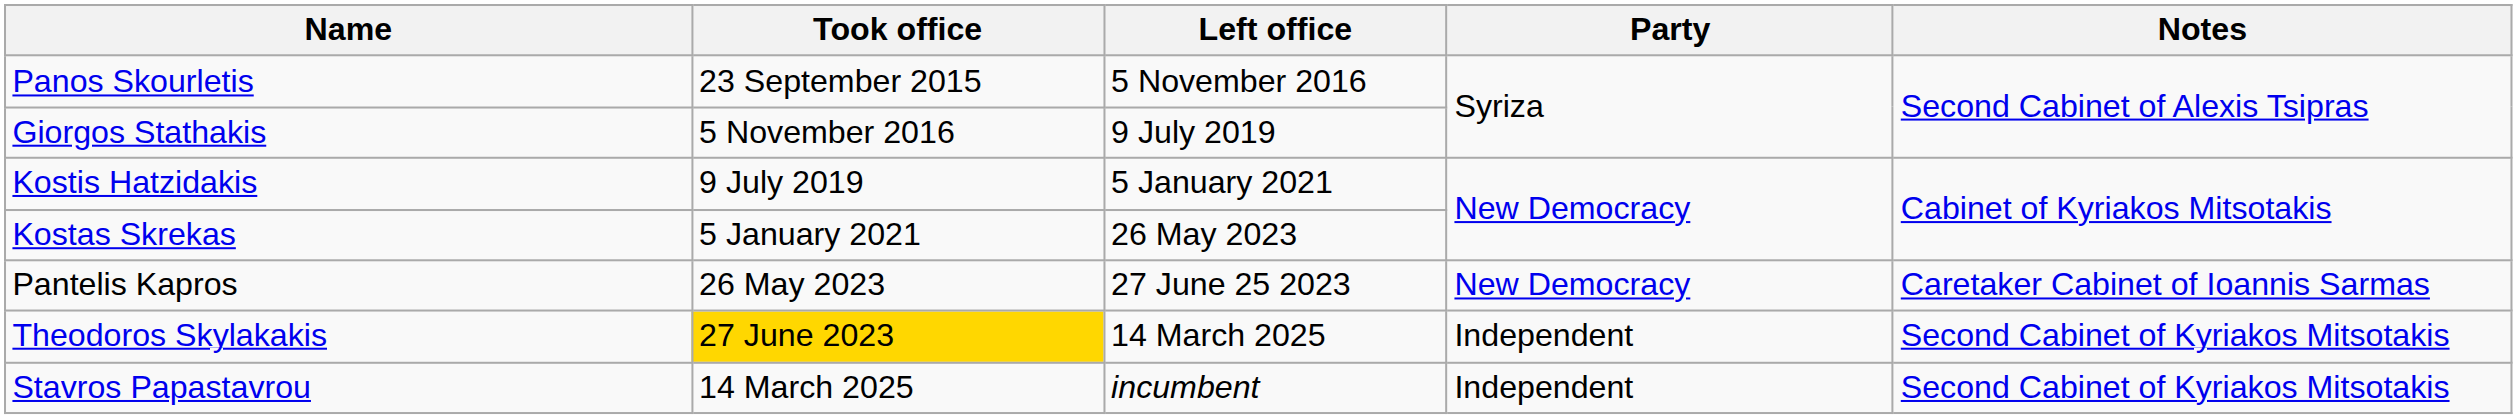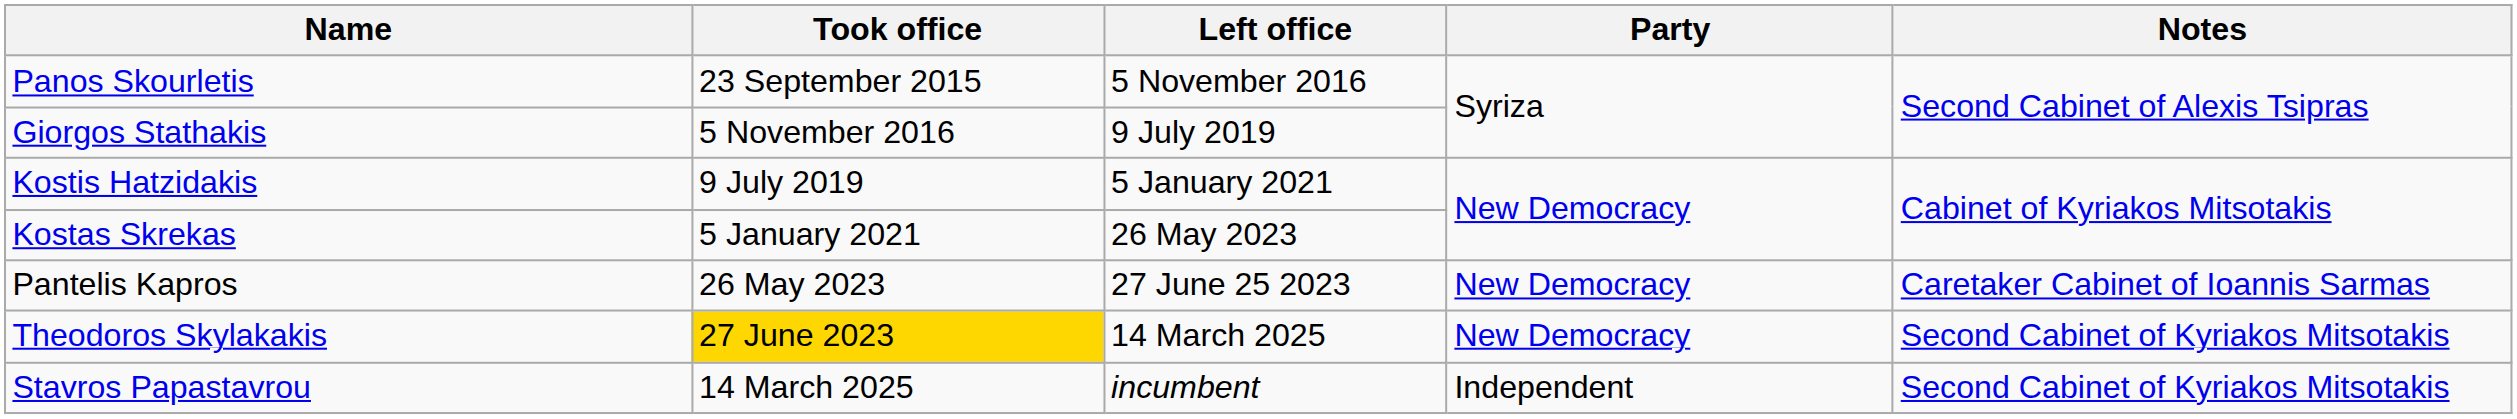(1544, 336) Independent -> (1572, 336) New Democracy
